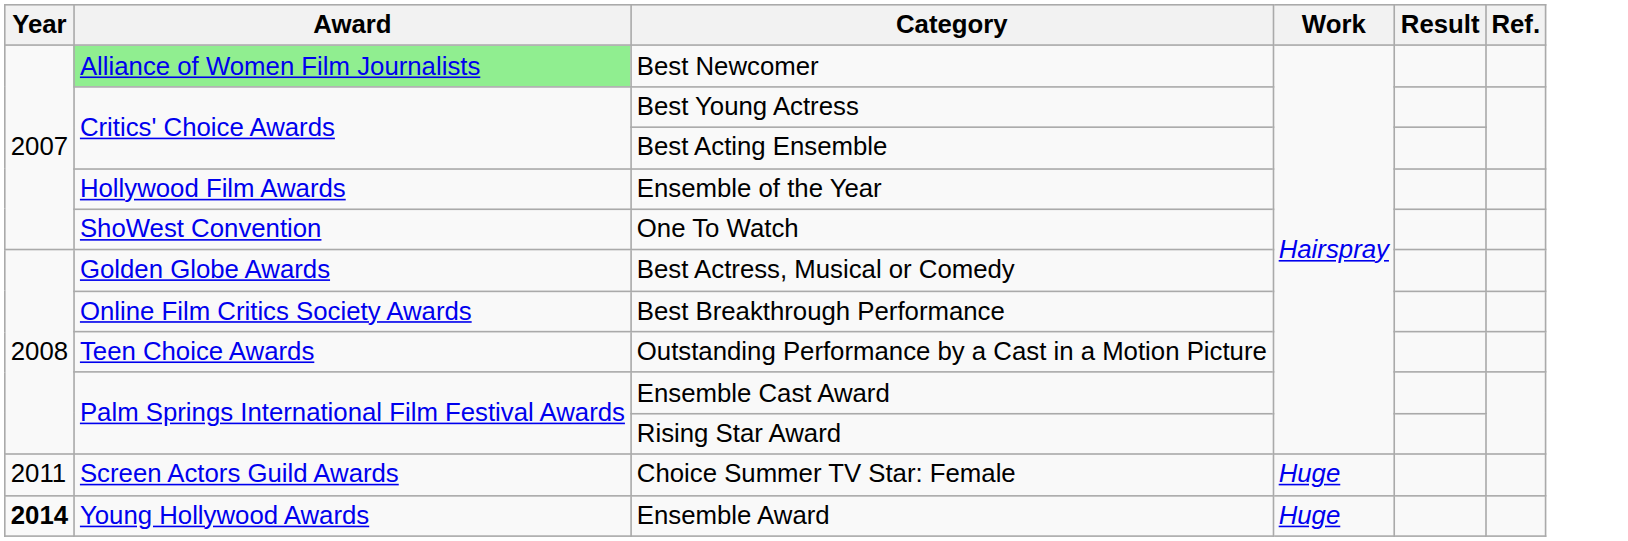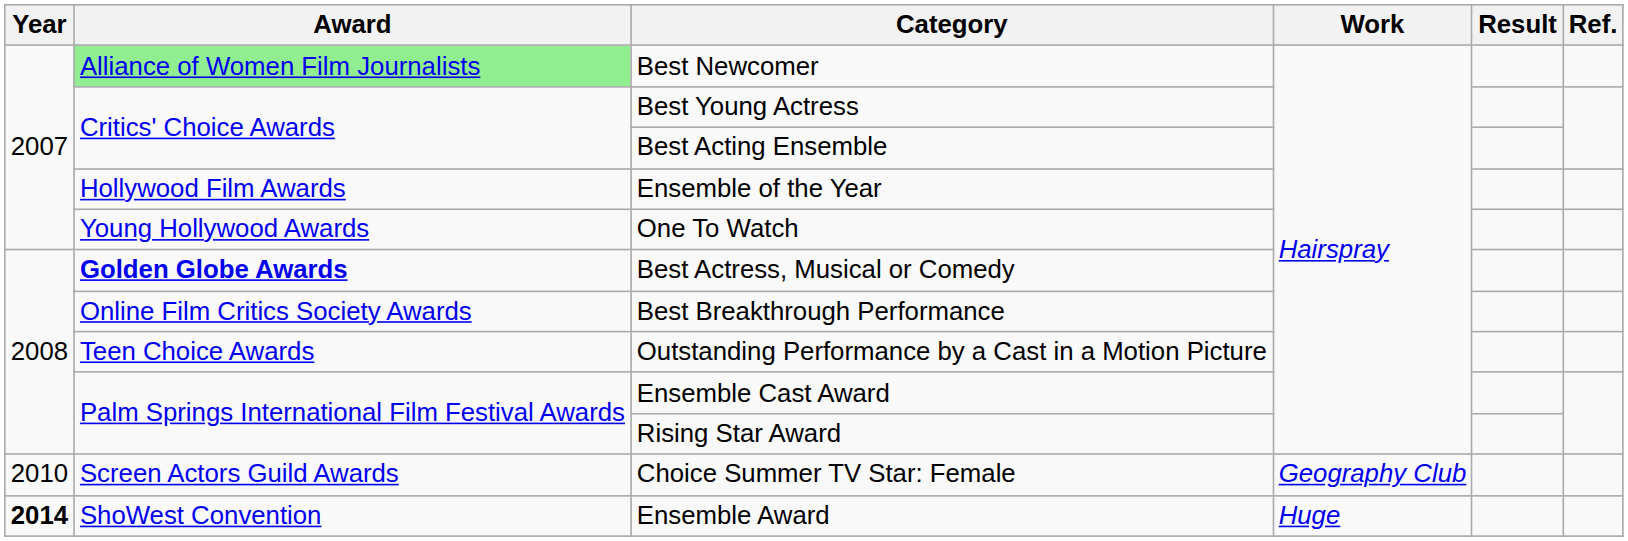(201, 229) ShoWest Convention -> (225, 229) Young Hollywood Awards
(205, 270) normal -> (214, 270) bold
(38, 474) 2011 -> (39, 474) 2010
(1309, 474) Huge -> (1372, 474) Geography Club
(225, 515) Young Hollywood Awards -> (201, 515) ShoWest Convention
